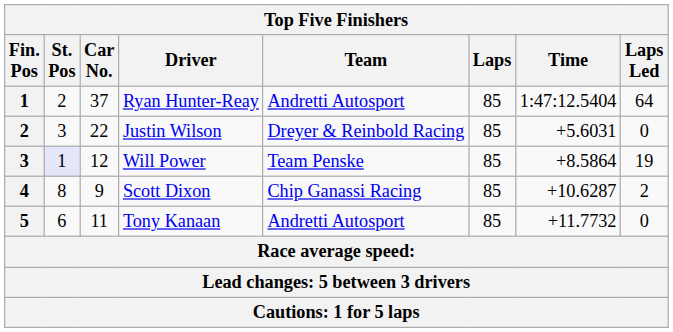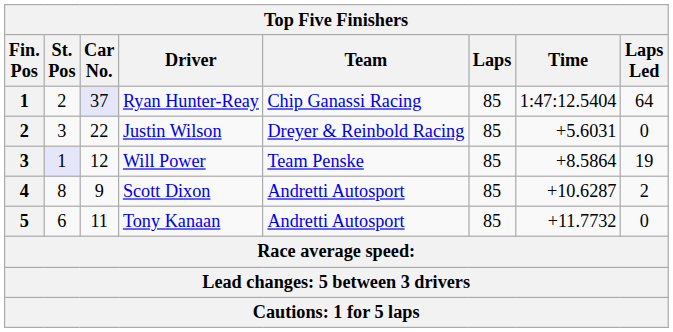(99, 101) no background -> (99, 101) lavender background
(336, 101) Andretti Autosport -> (344, 101) Chip Ganassi Racing
(344, 191) Chip Ganassi Racing -> (336, 191) Andretti Autosport
